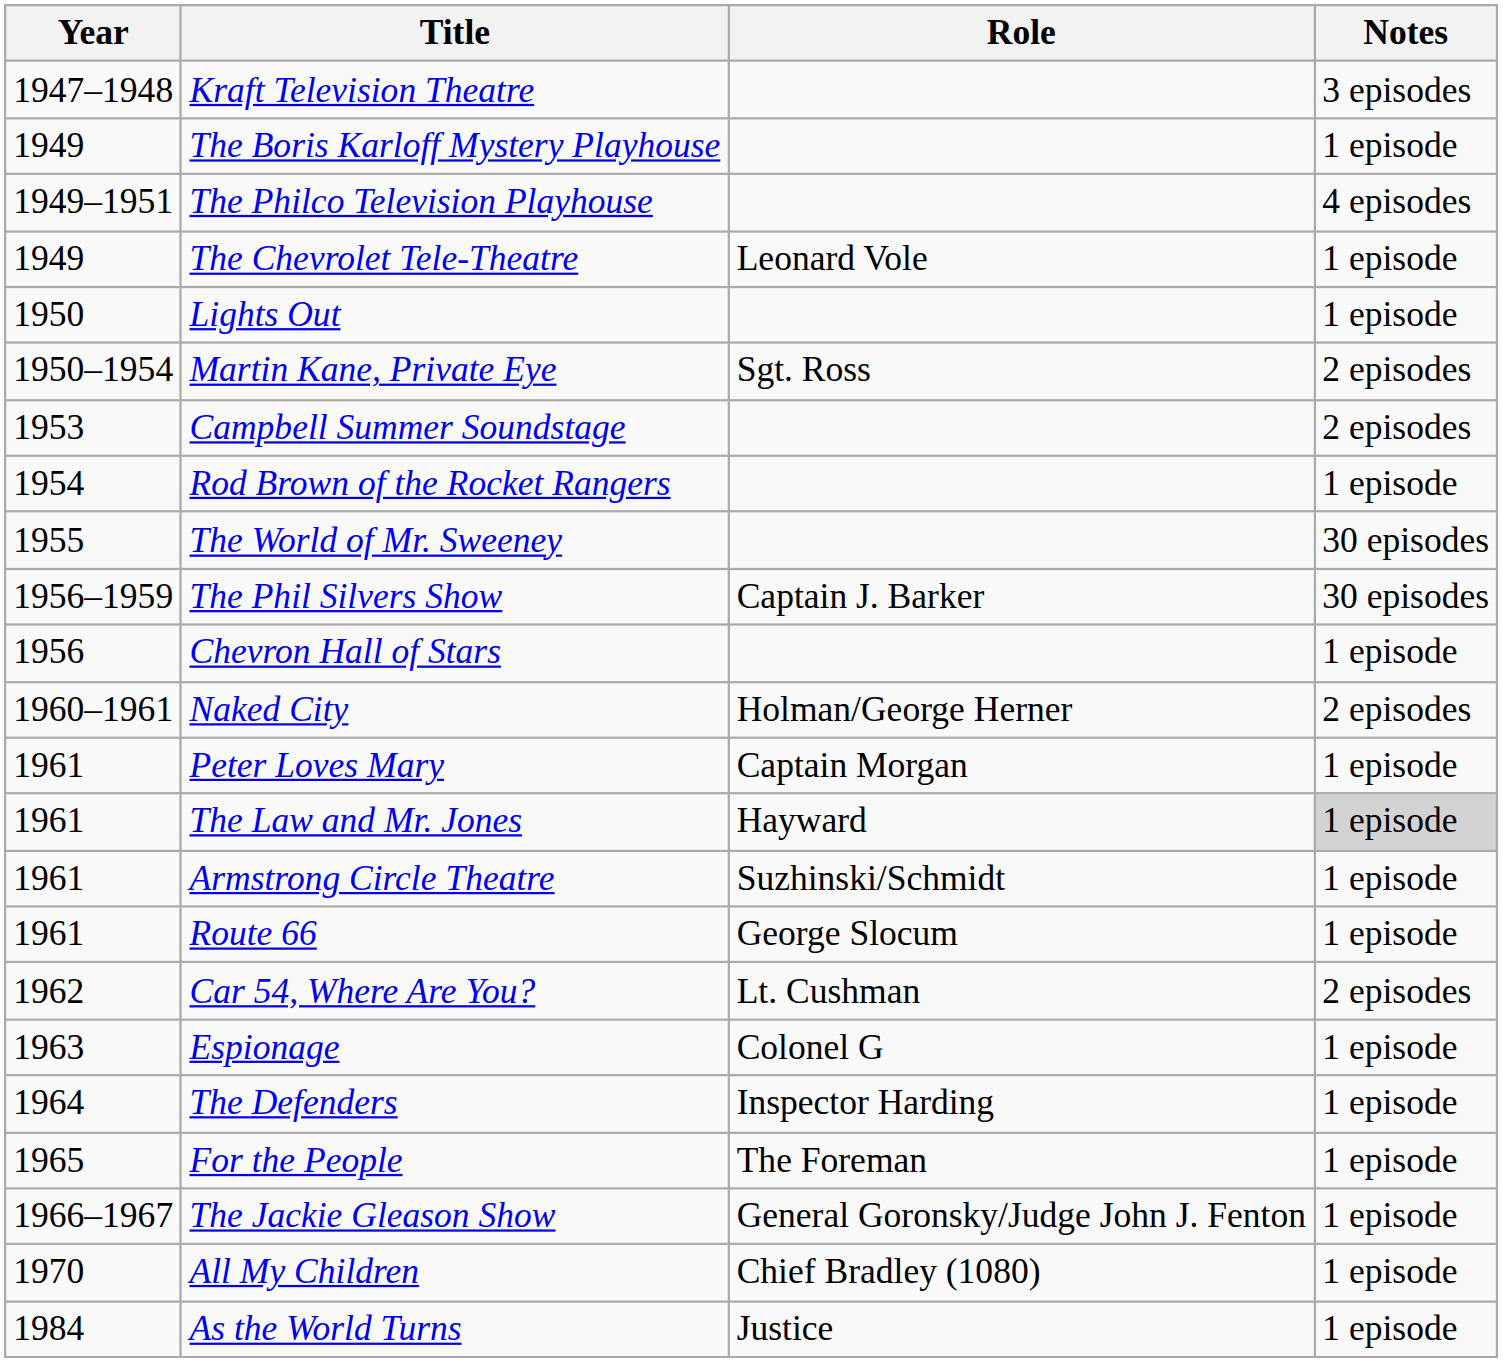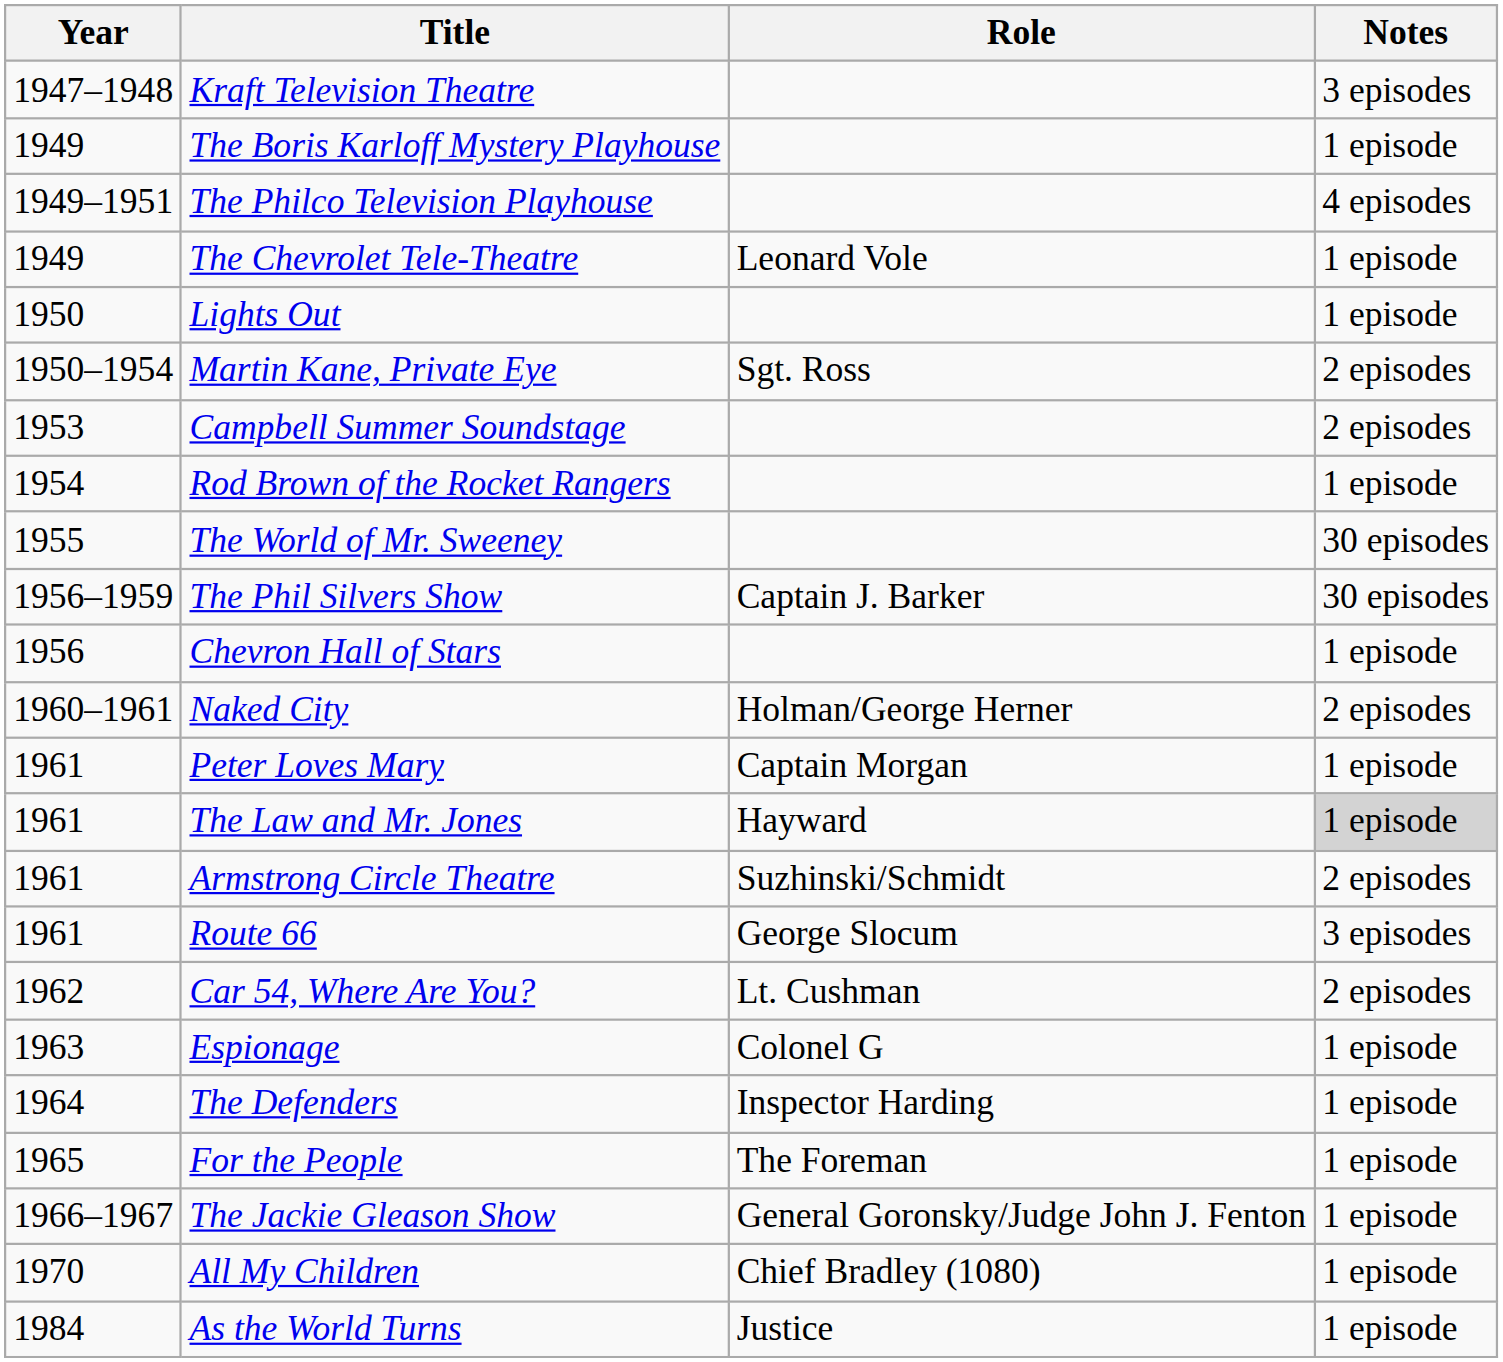(1390, 877) 1 episode -> (1397, 877) 2 episodes
(1390, 933) 1 episode -> (1397, 933) 3 episodes
